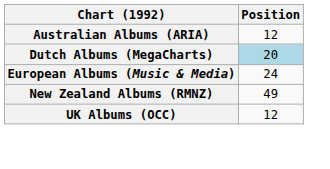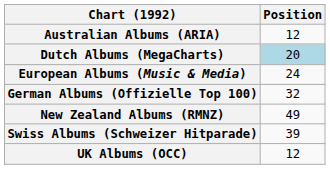+ row: (132, 94)
+ row: (132, 134)
